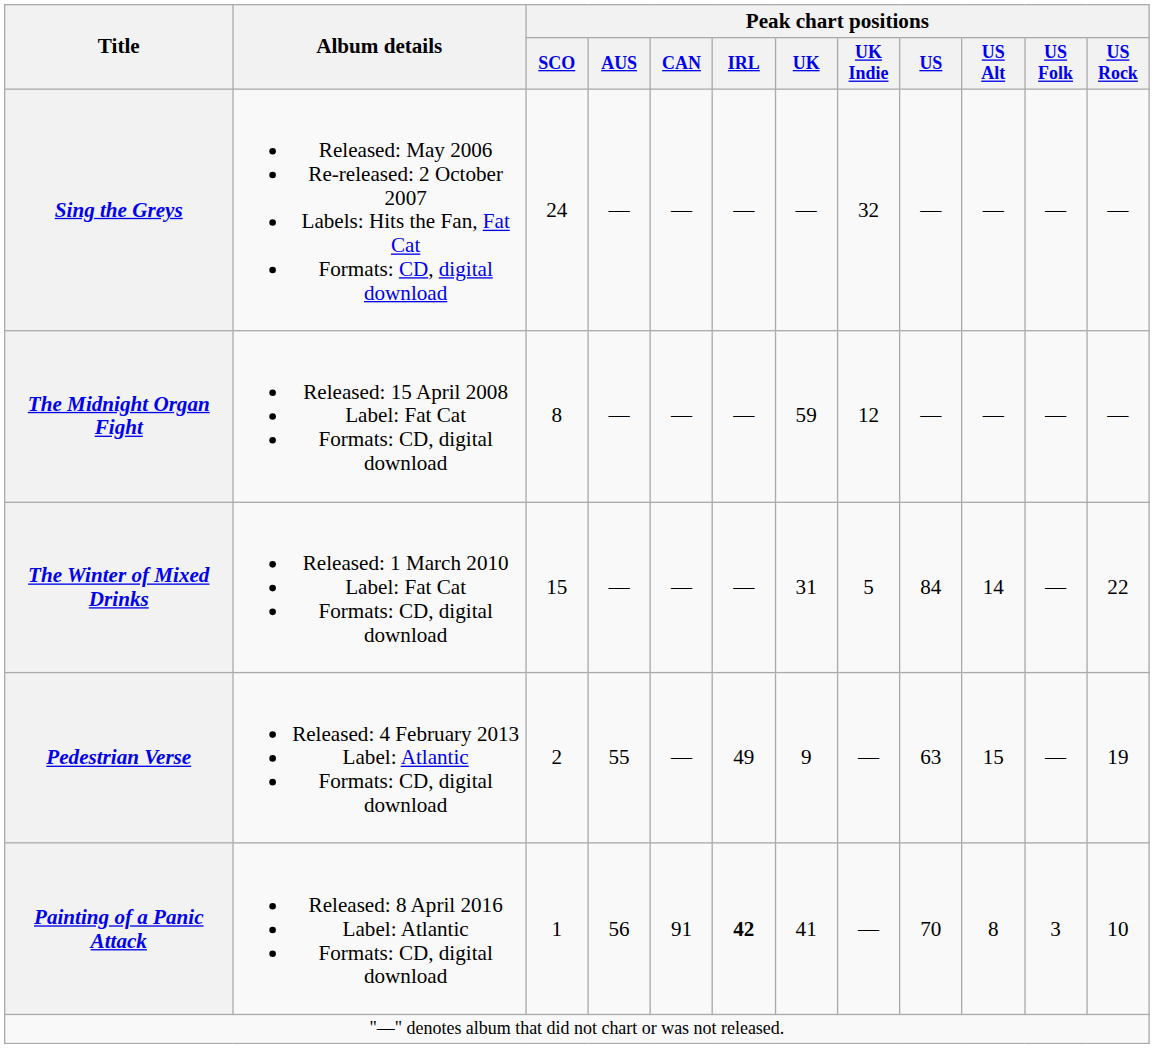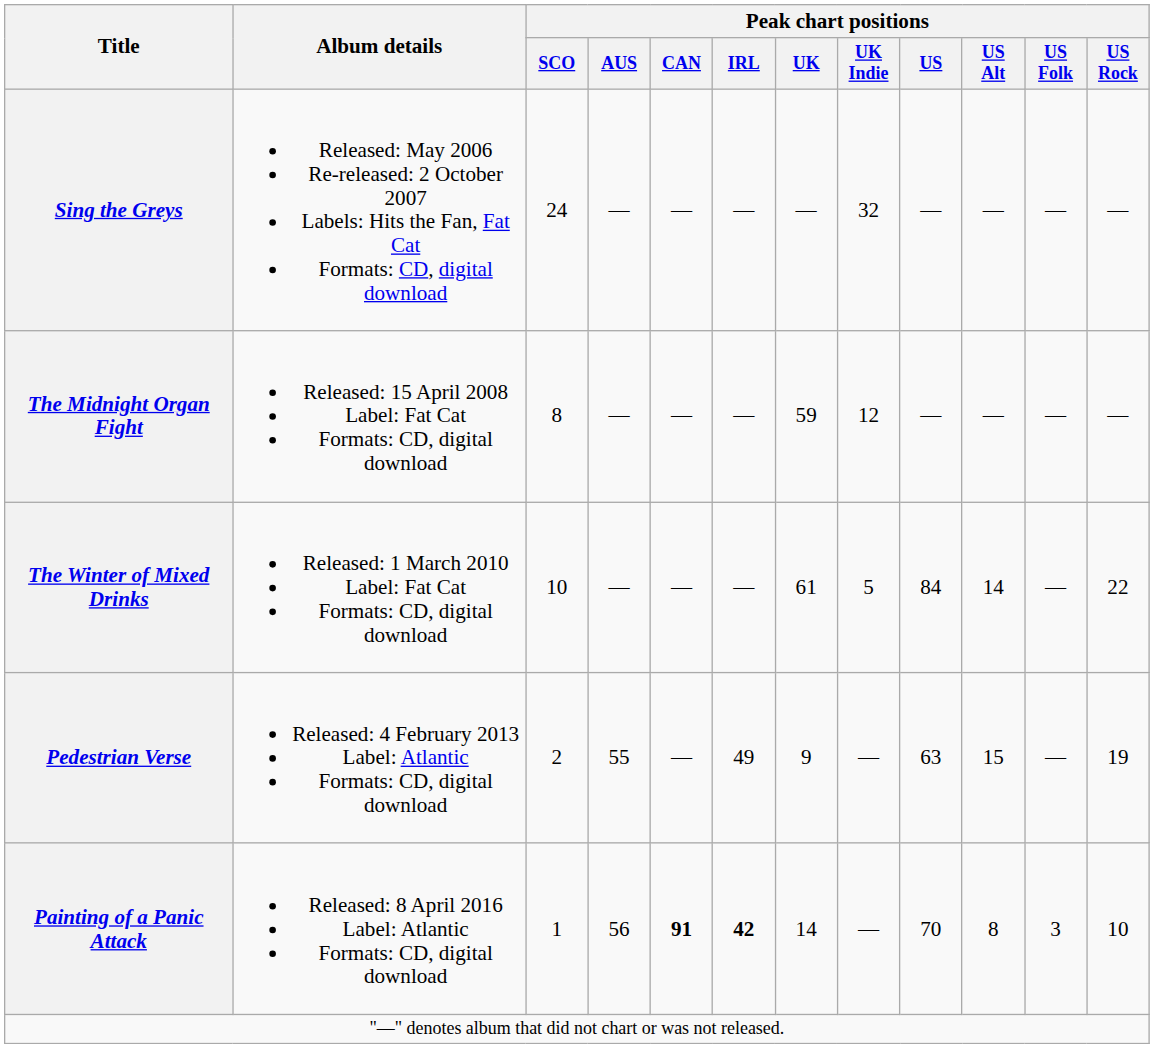(557, 586) 15 -> (557, 586) 10
(806, 586) 31 -> (806, 586) 61
(681, 928) normal -> (681, 928) bold
(806, 928) 41 -> (806, 928) 14
